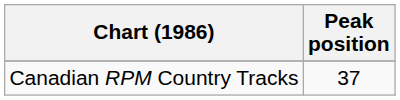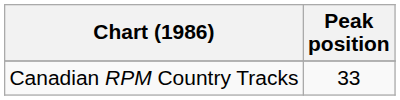(349, 77) 37 -> (349, 77) 33
